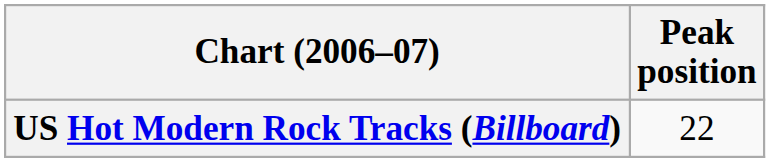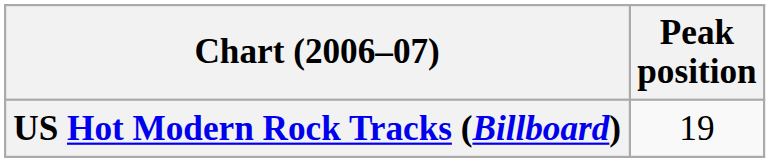(697, 127) 22 -> (697, 127) 19
